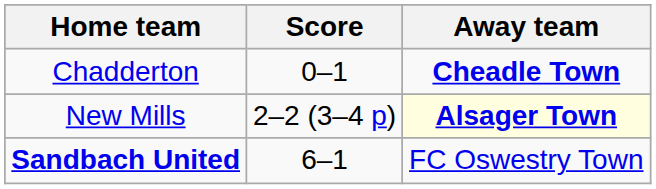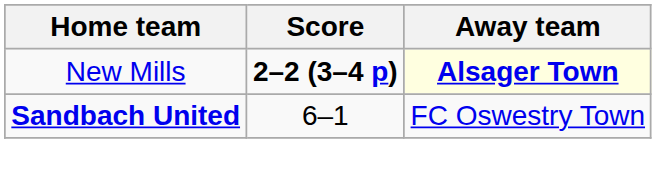- row: (126, 71)
(325, 115) normal -> (325, 71) bold
